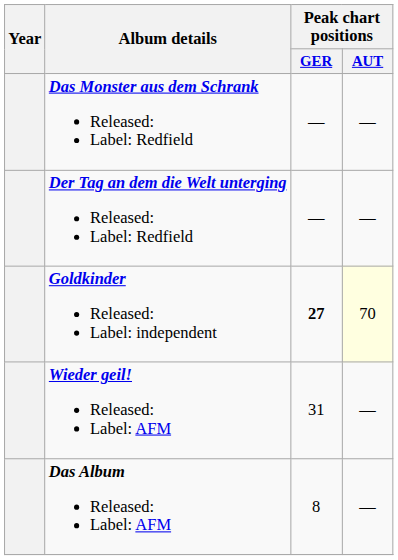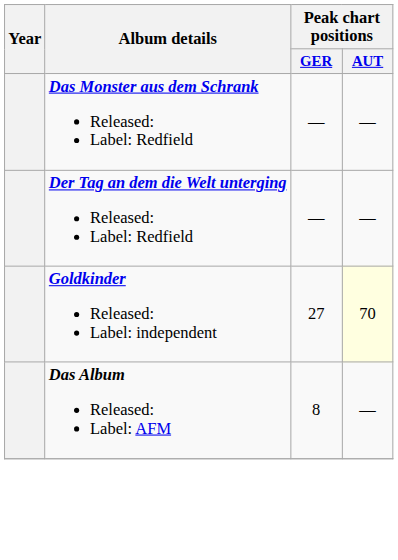(316, 314) bold -> (316, 314) normal
- row: (168, 402)
